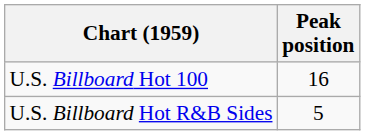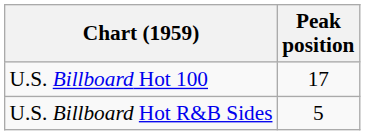(318, 79) 16 -> (318, 79) 17
